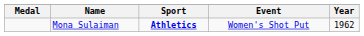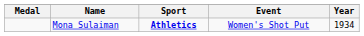(344, 25) 1962 -> (344, 25) 1934
